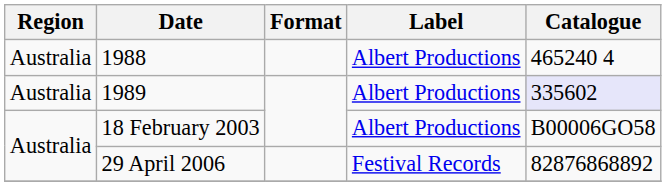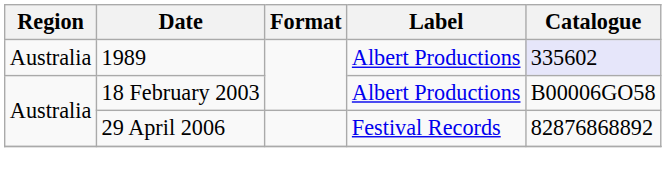- row: (124, 57)
